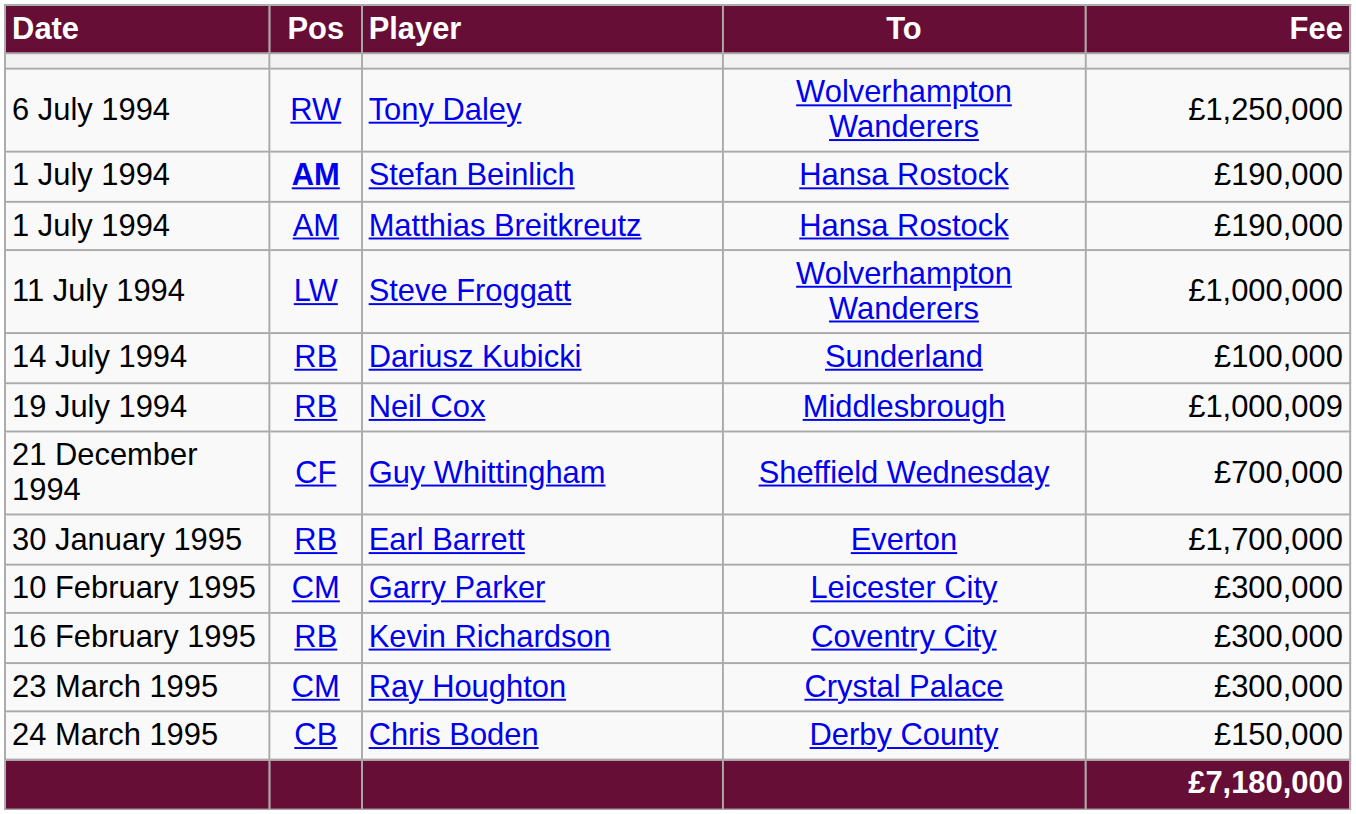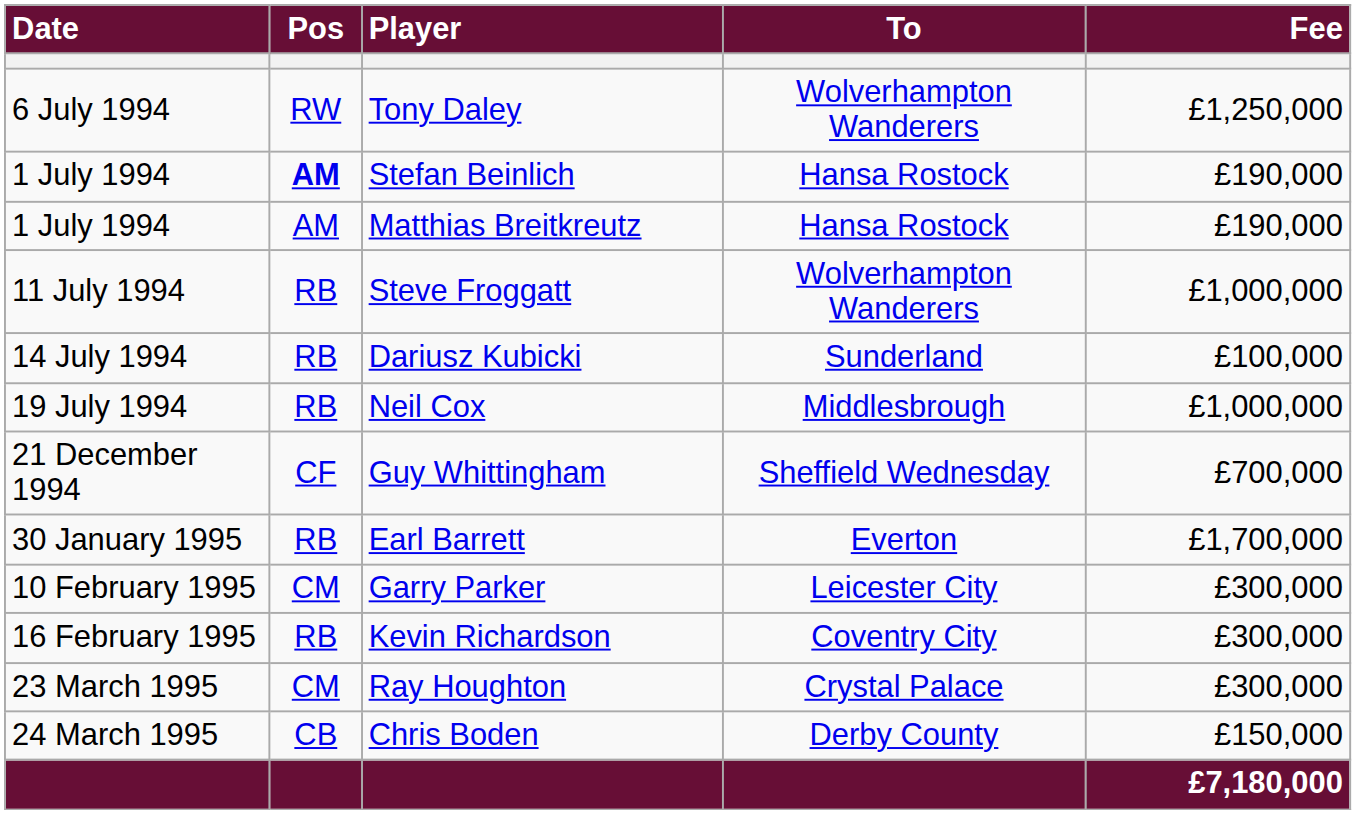(316, 291) LW -> (316, 291) RB
(1266, 406) £1,000,009 -> (1266, 406) £1,000,000
